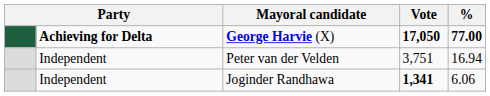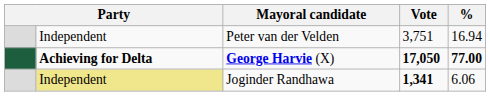rows swapped: (280, 36) <-> (283, 58)
(73, 79) no background -> (73, 79) khaki background
